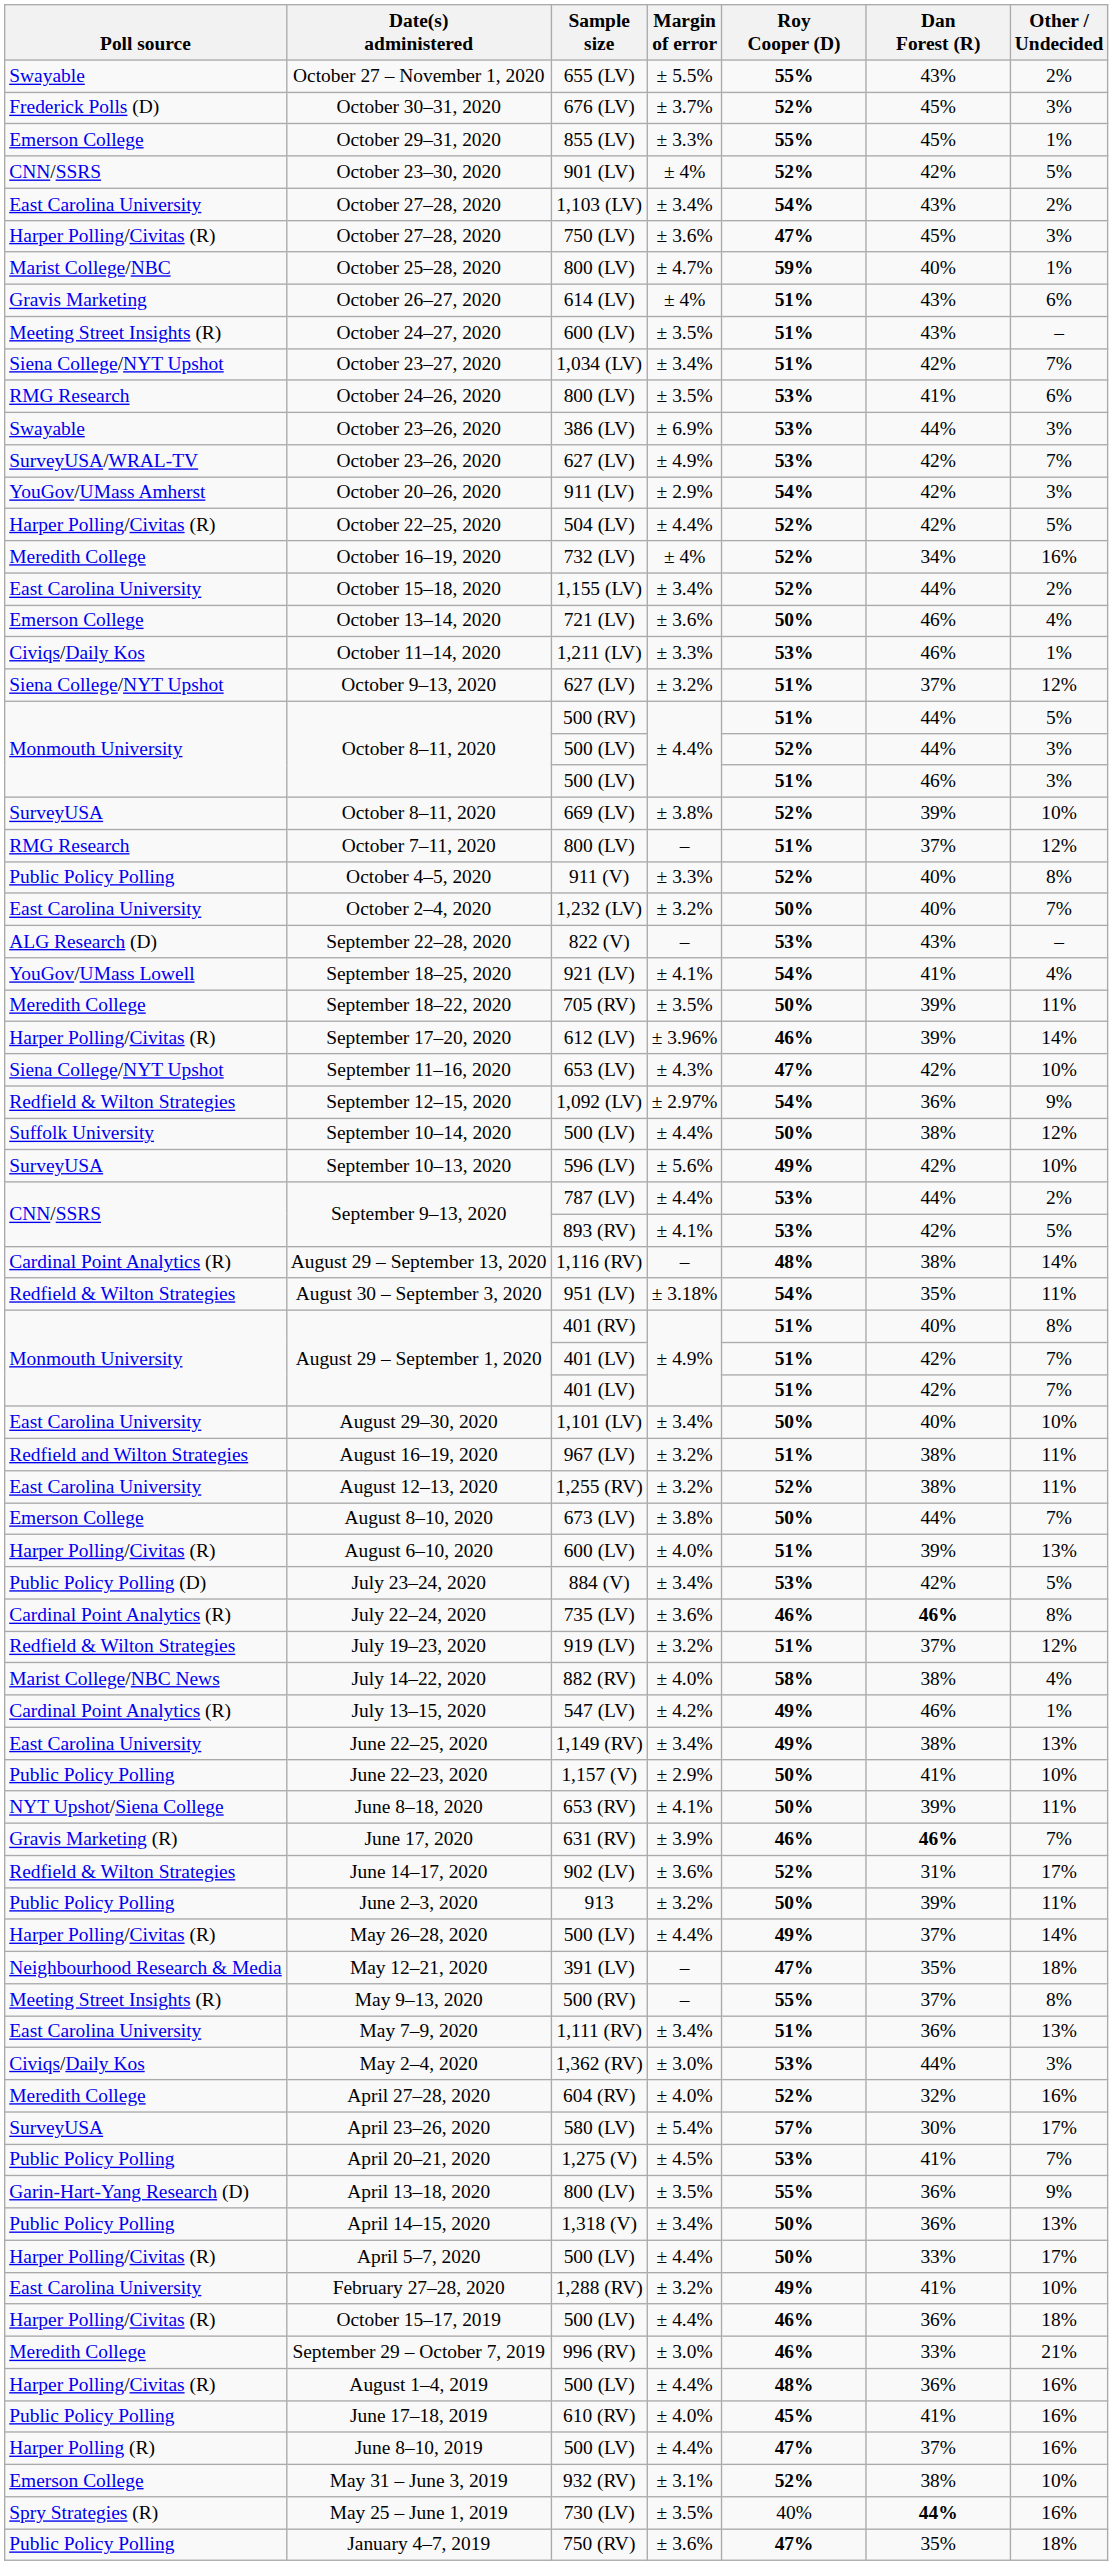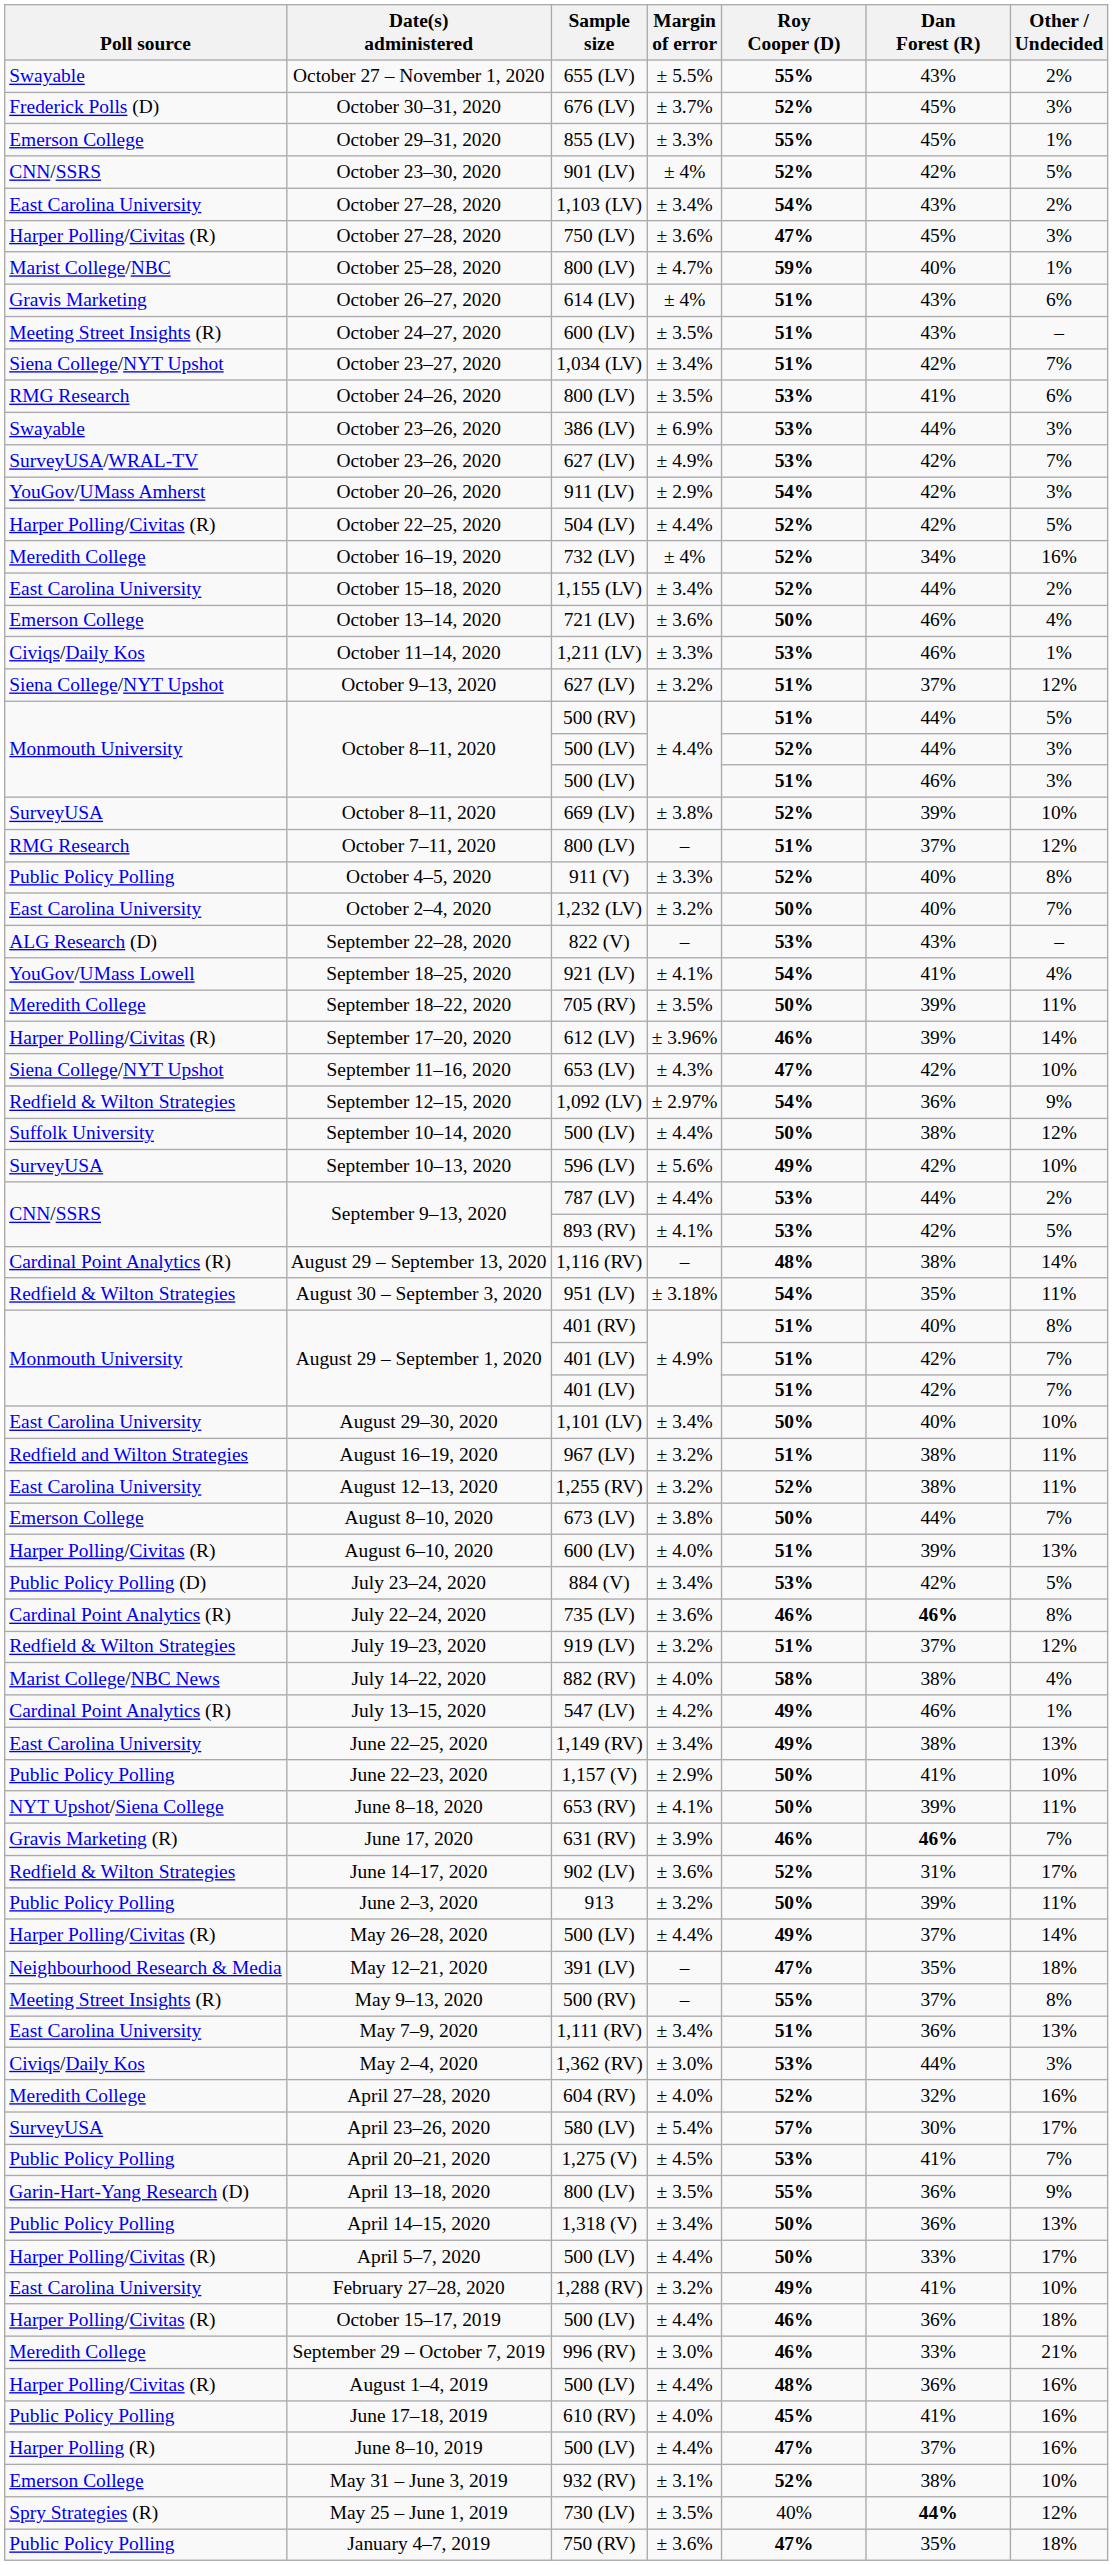(1059, 2512) 16% -> (1059, 2512) 12%
